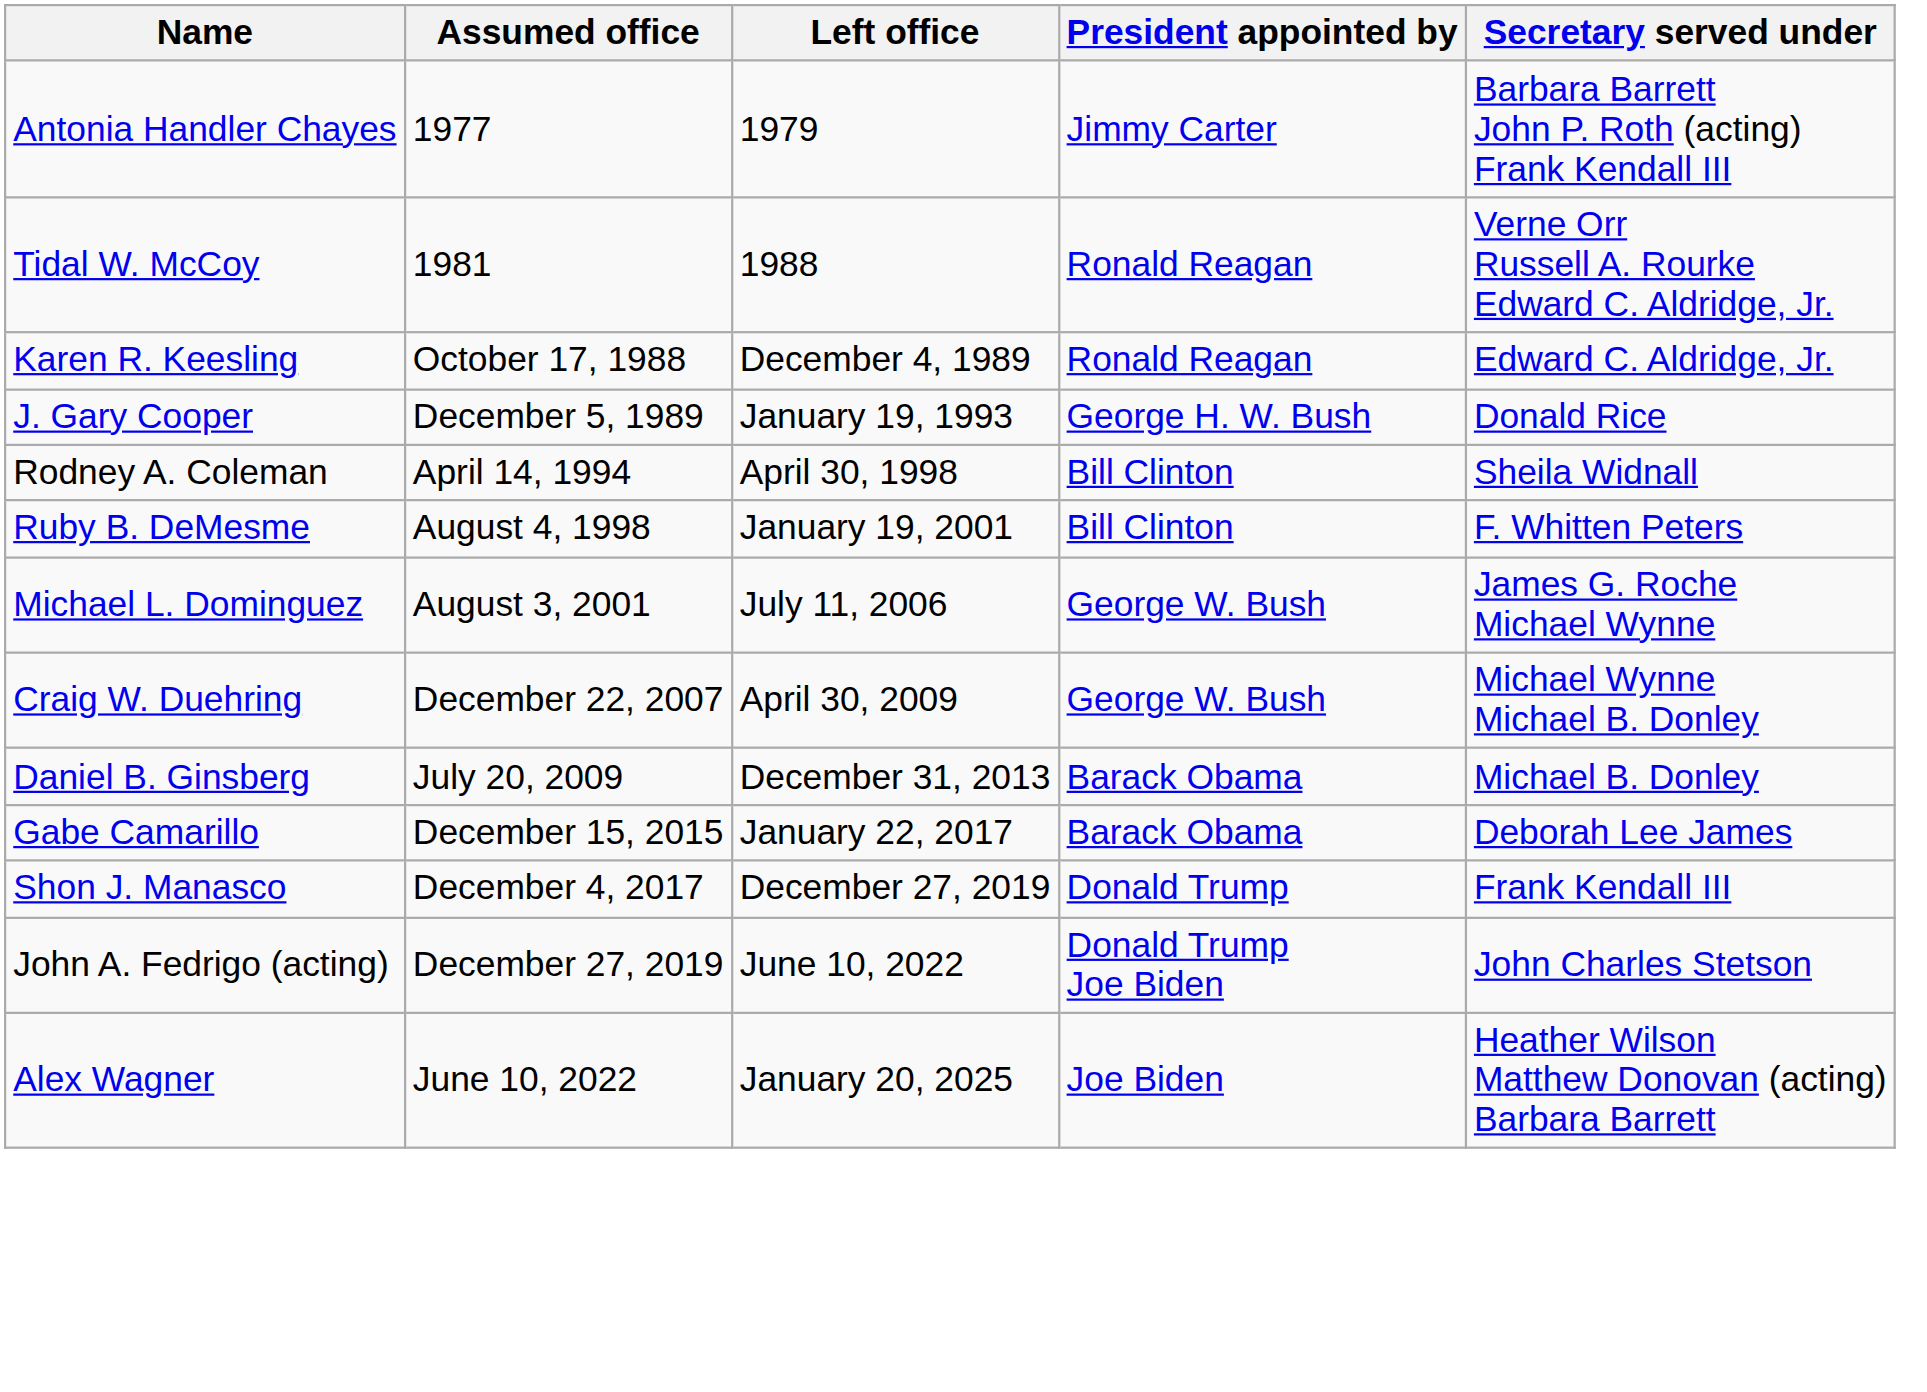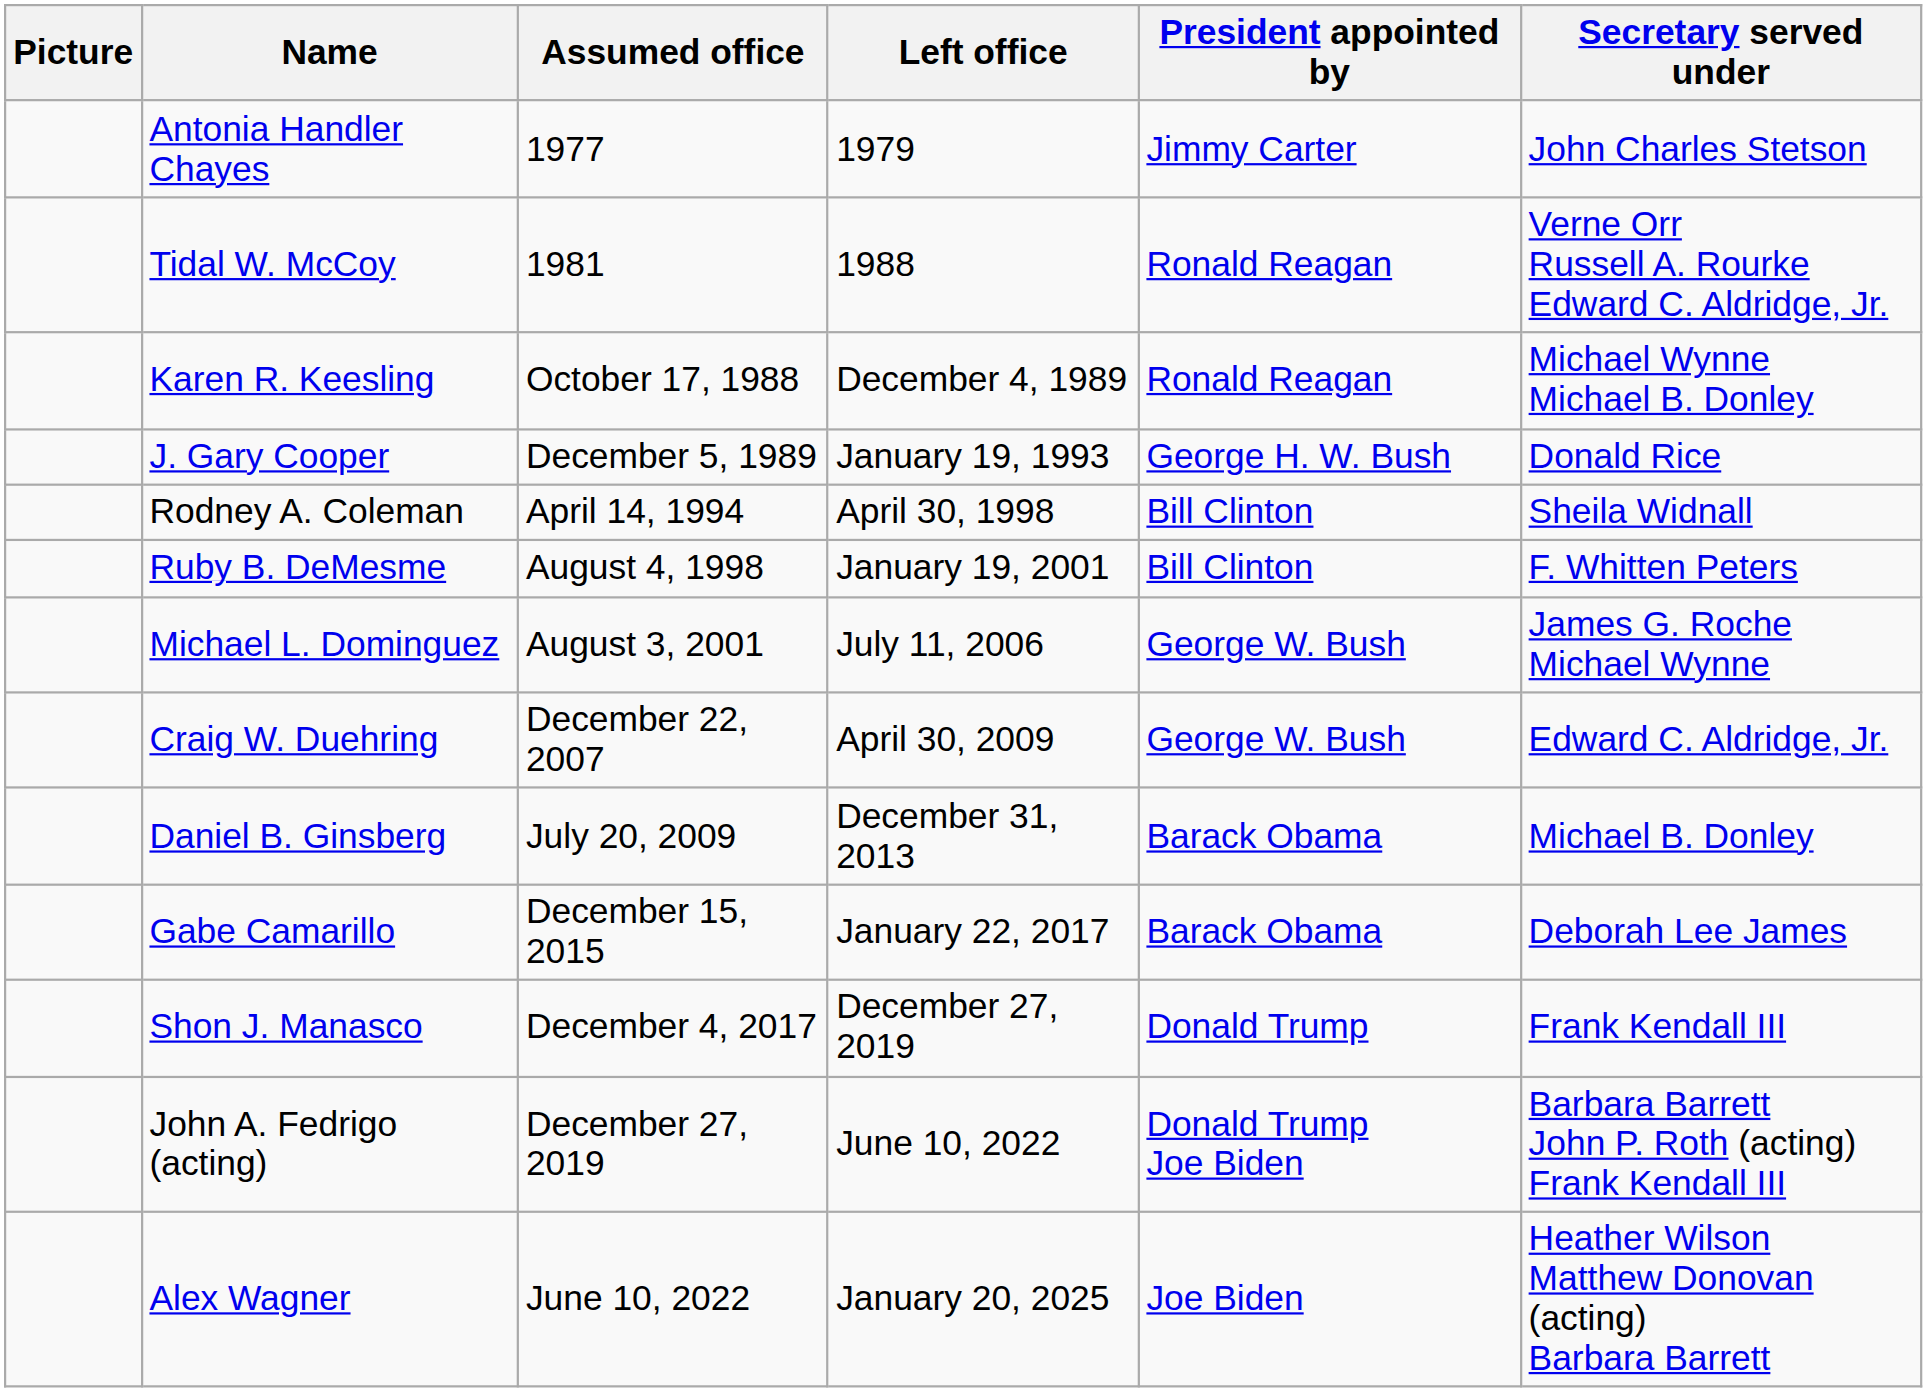+ column: (73, 52)
(1638, 128) Barbara Barrett John P. Roth (acting) Frank Kendall III -> (1698, 148) John Charles Stetson
(1654, 359) Edward C. Aldridge, Jr. -> (1671, 379) Michael Wynne Michael B. Donley
(1616, 699) Michael Wynne Michael B. Donley -> (1708, 739) Edward C. Aldridge, Jr.
(1643, 964) John Charles Stetson -> (1692, 1143) Barbara Barrett John P. Roth (acting) Frank Kendall III
